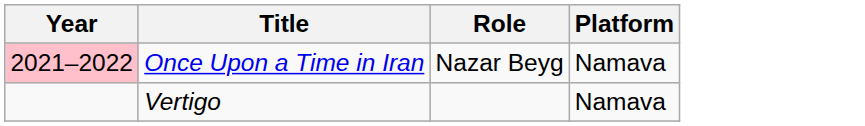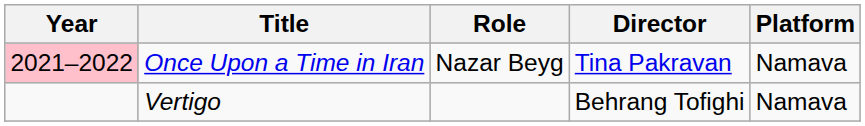+ column: (660, 23)
